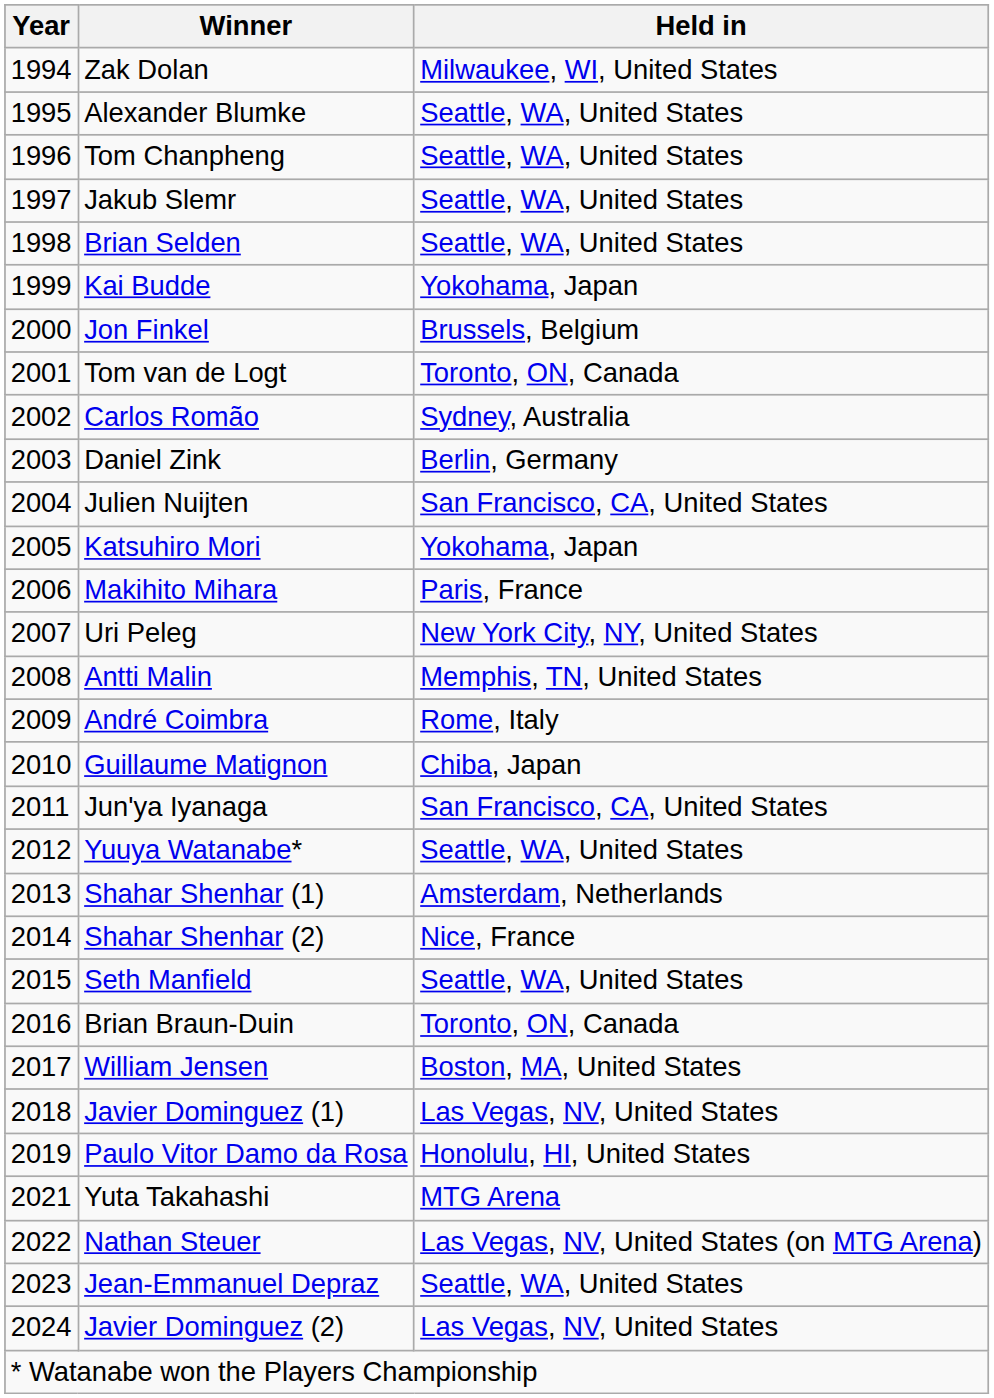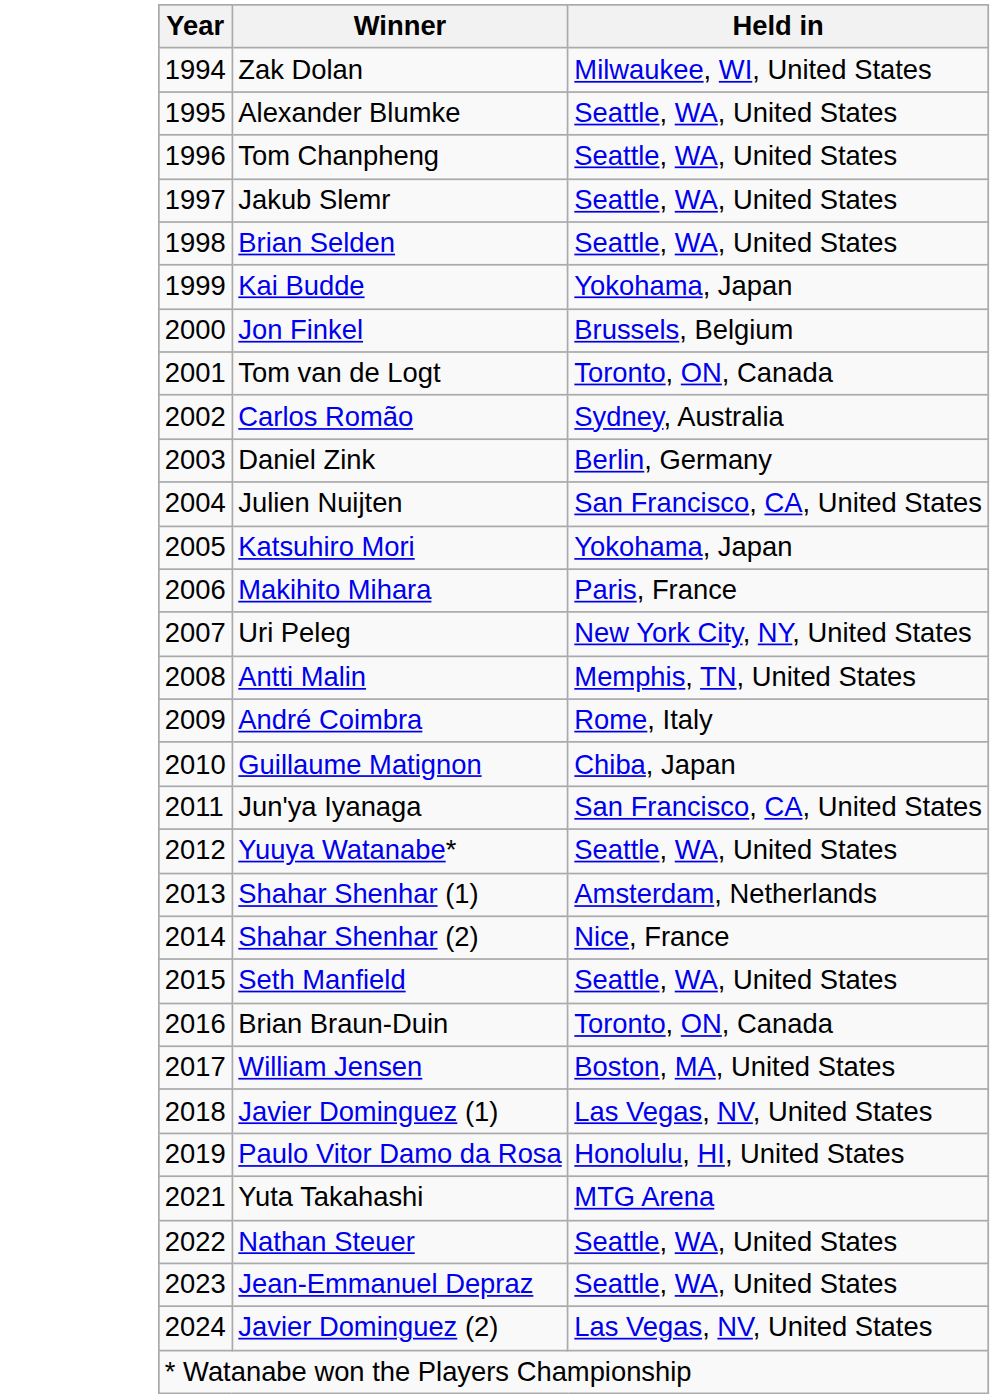(701, 1241) Las Vegas, NV, United States (on MTG Arena) -> (736, 1241) Seattle, WA, United States
